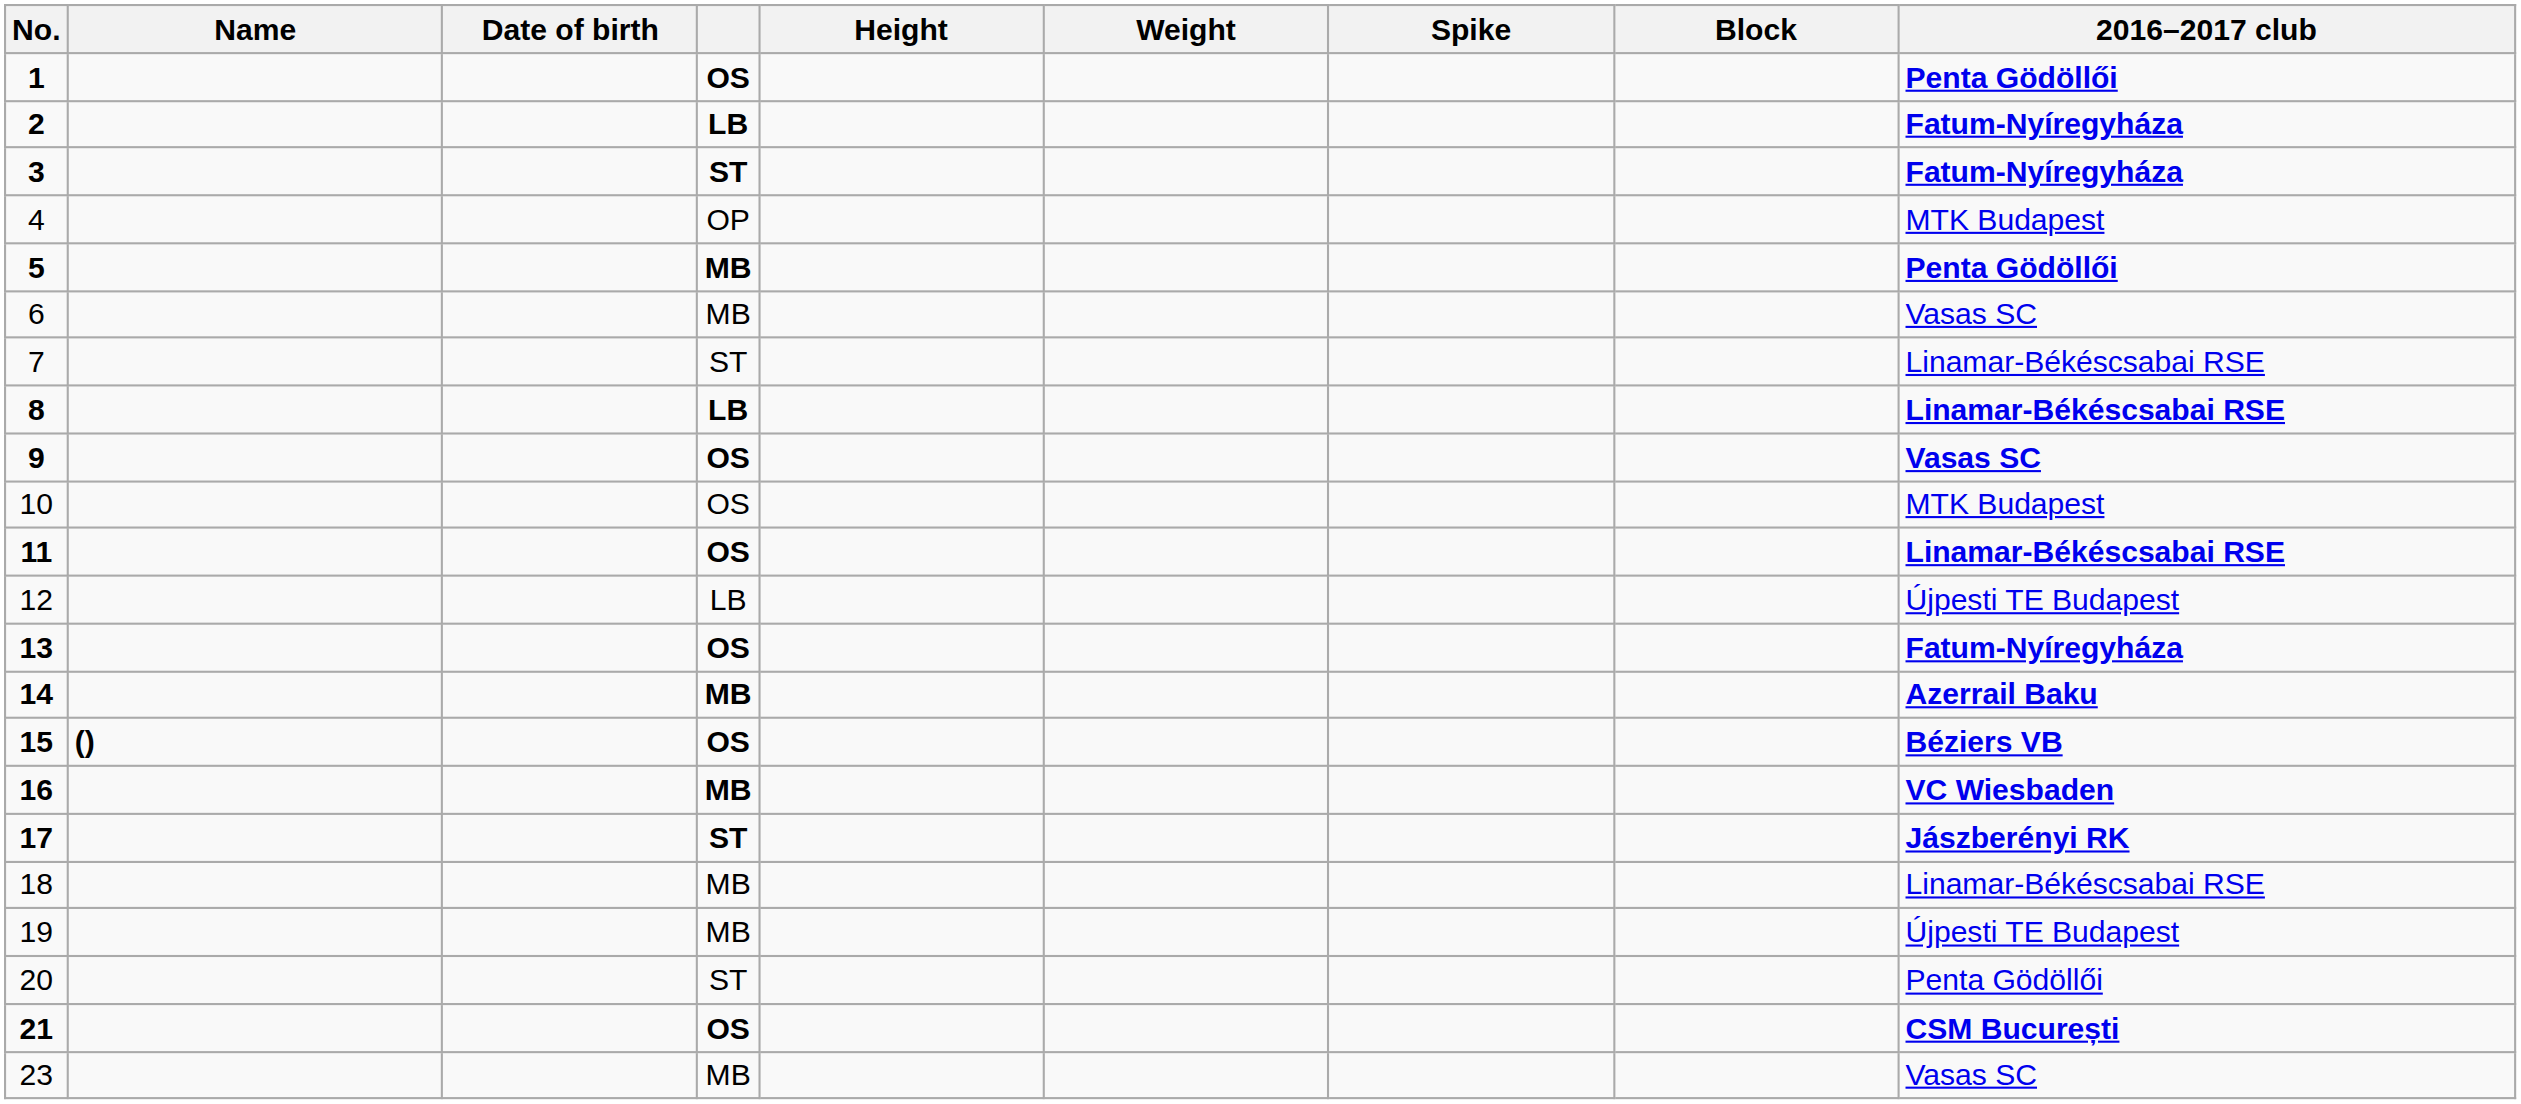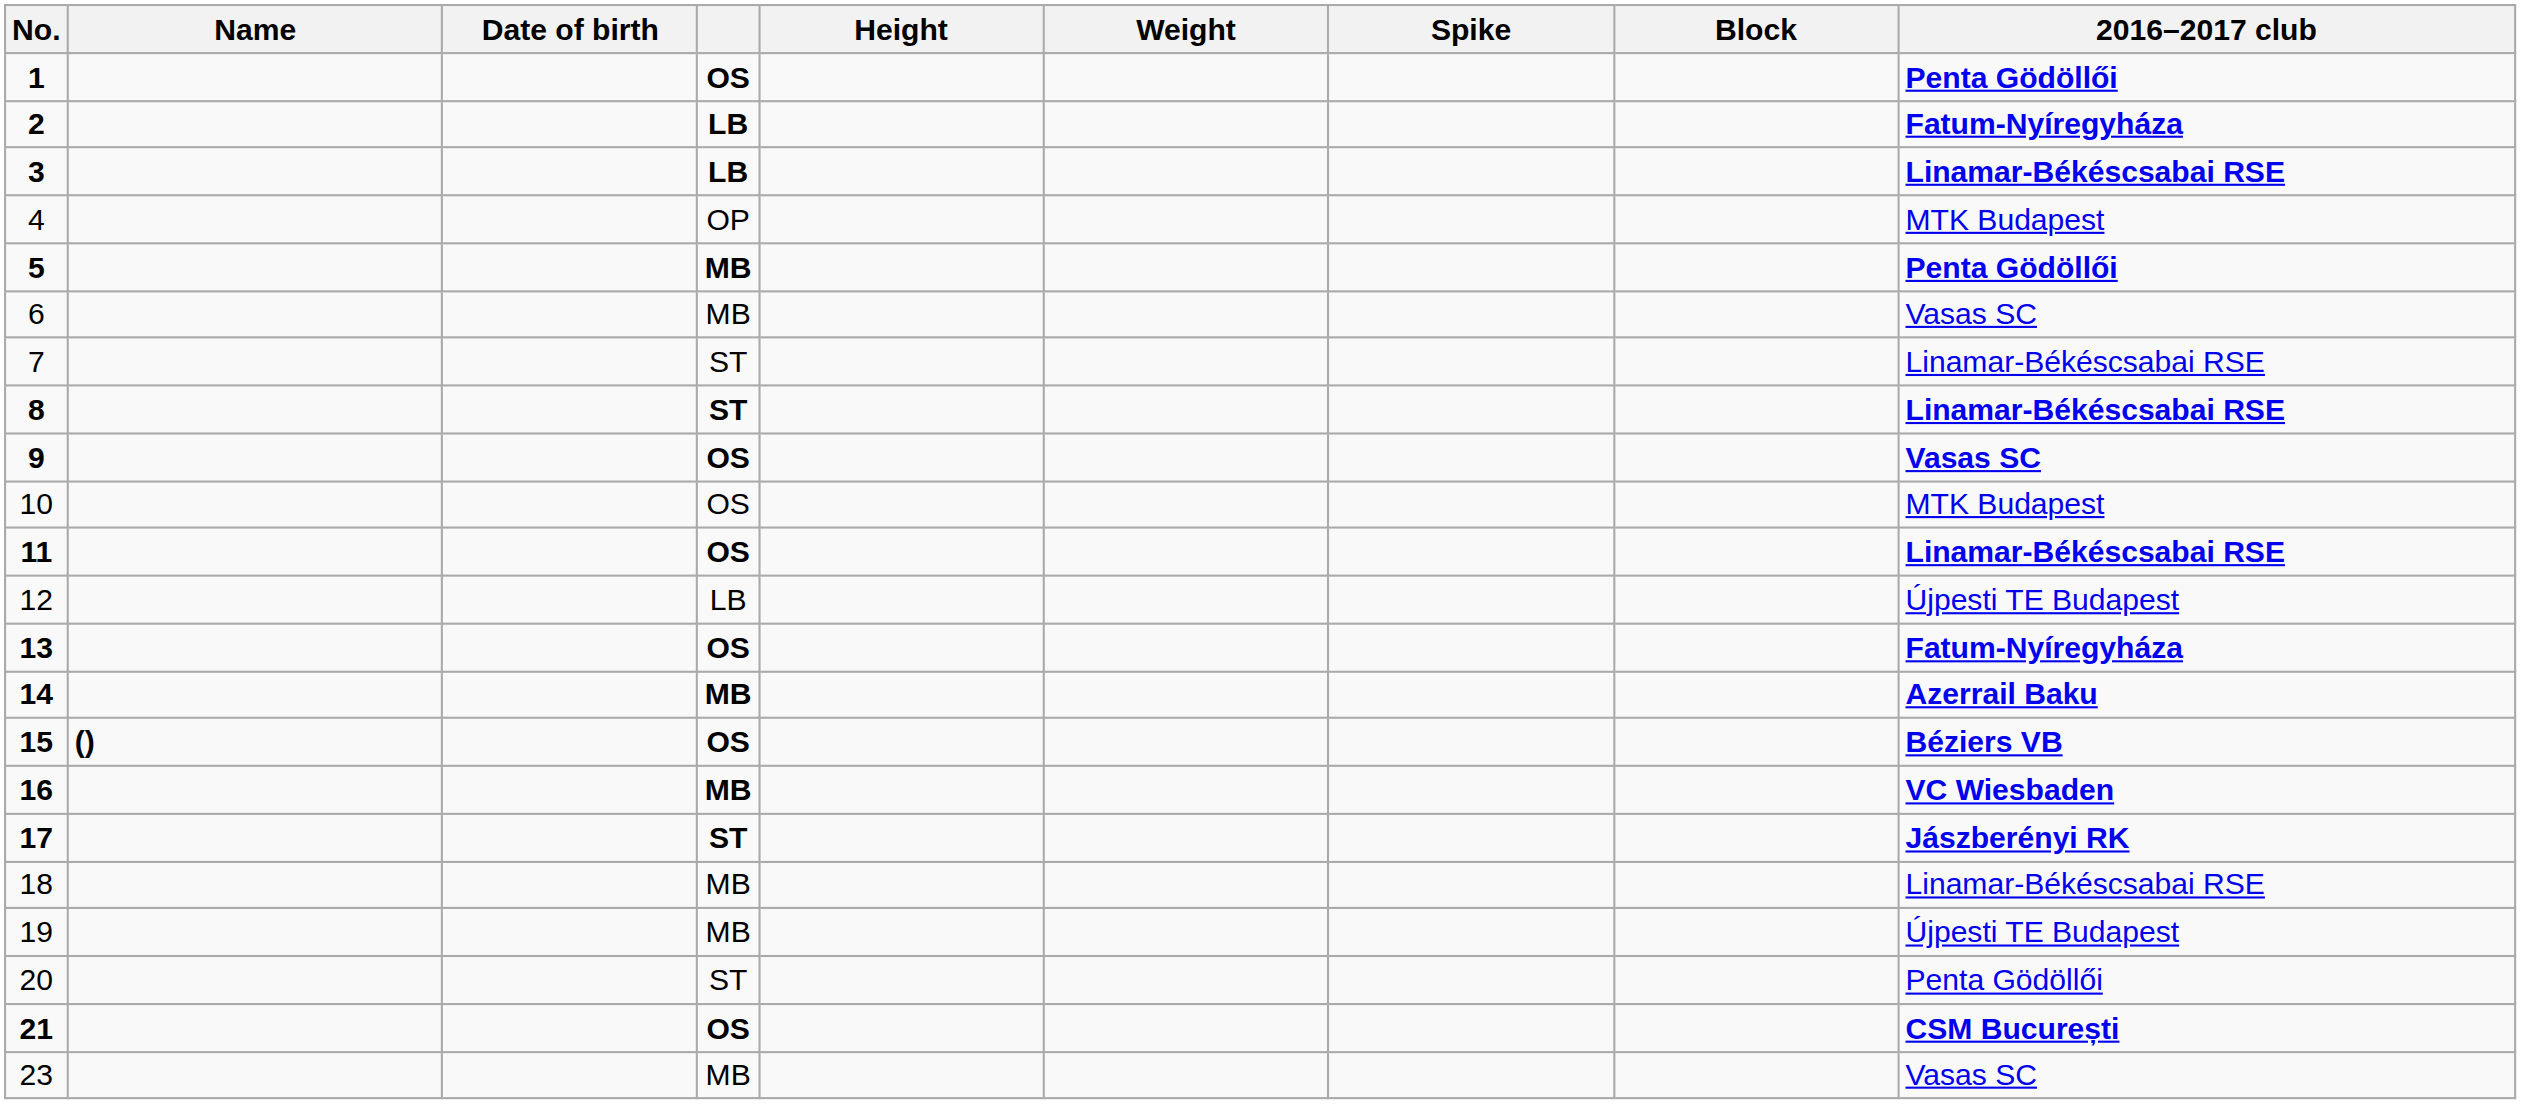(728, 172) ST -> (728, 172) LB
(2044, 172) Fatum-Nyíregyháza -> (2095, 172) Linamar-Békéscsabai RSE
(728, 410) LB -> (728, 410) ST
